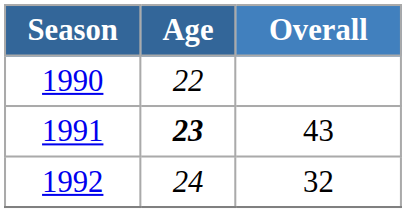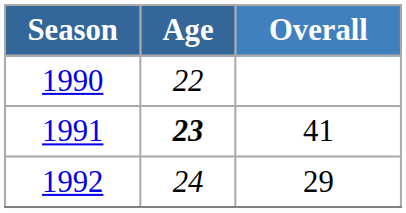(318, 131) 43 -> (318, 131) 41
(318, 181) 32 -> (318, 181) 29
